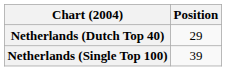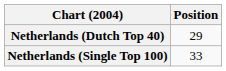(196, 55) 39 -> (196, 55) 33
